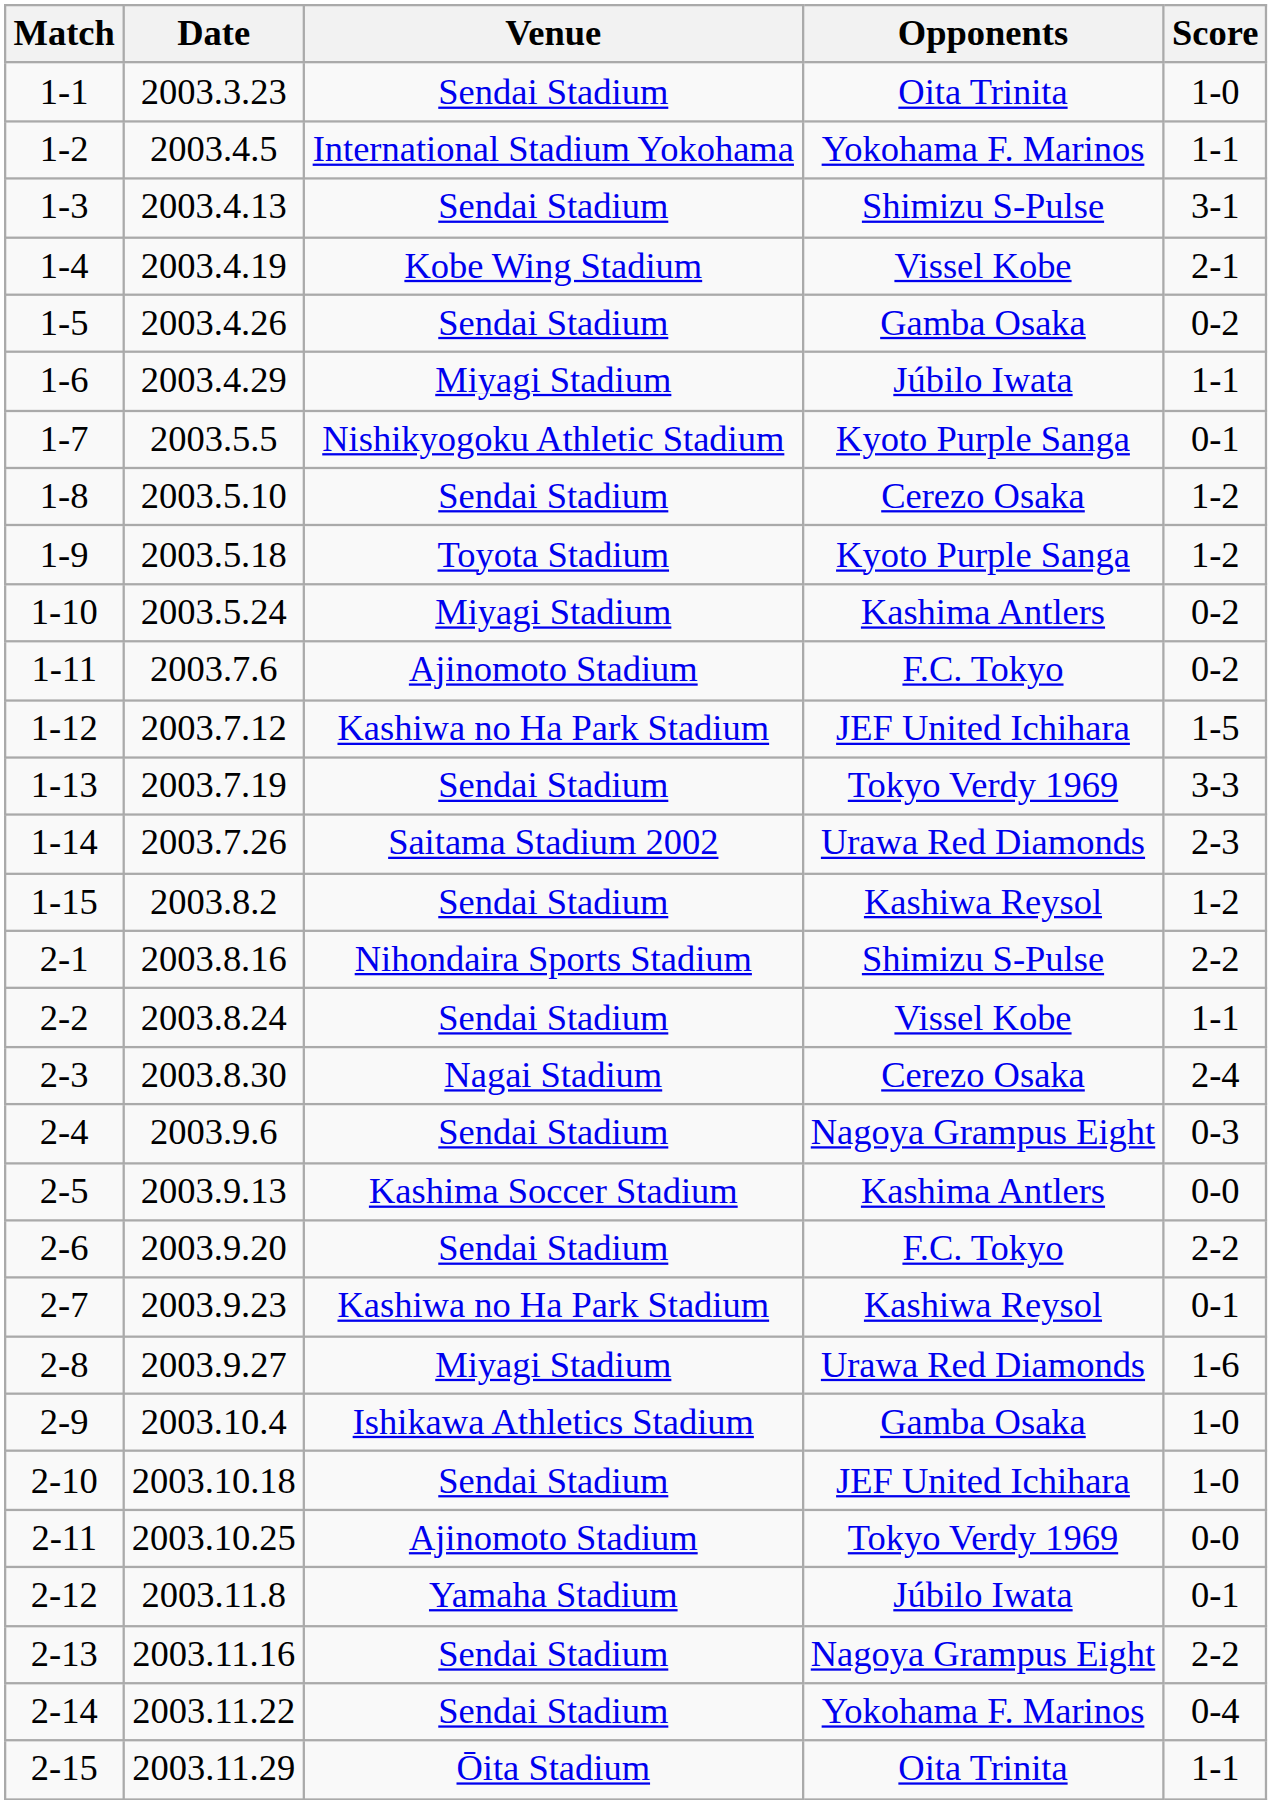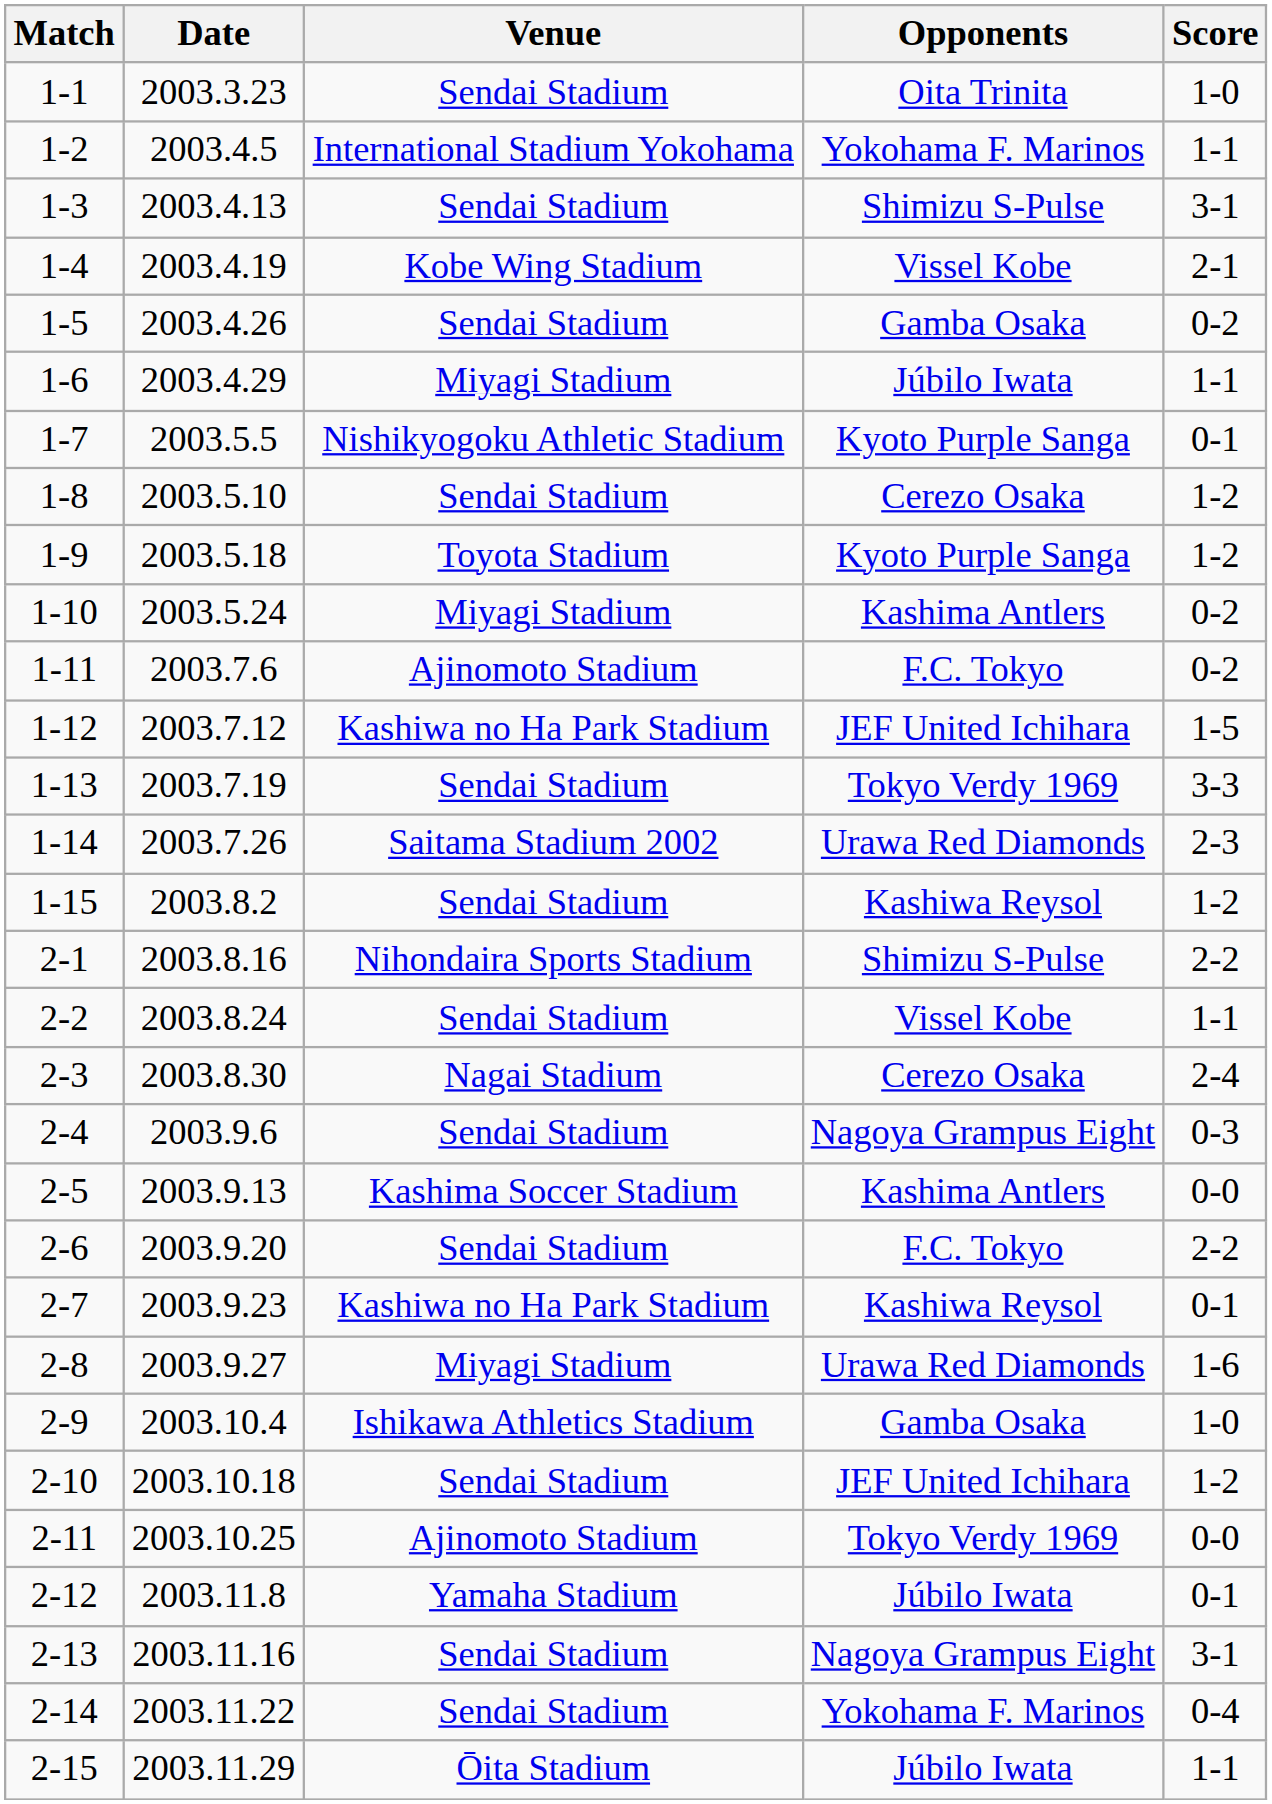(1215, 1479) 1-0 -> (1215, 1479) 1-2
(1215, 1653) 2-2 -> (1215, 1653) 3-1
(983, 1769) Oita Trinita -> (983, 1769) Júbilo Iwata
